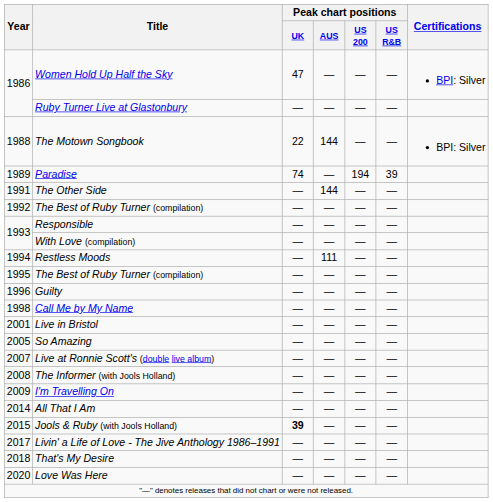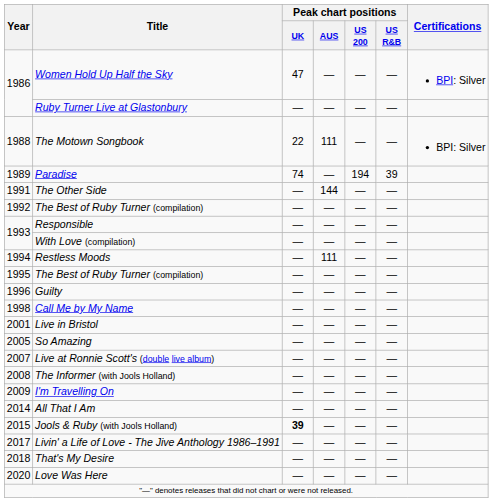(329, 141) 144 -> (329, 141) 111
